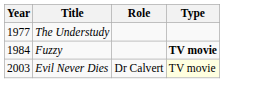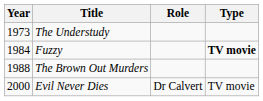(19, 31) 1977 -> (19, 31) 1973
+ row: (92, 68)
(19, 68) 2003 -> (19, 86) 2000
(192, 68) lightyellow background -> (231, 86) no background
